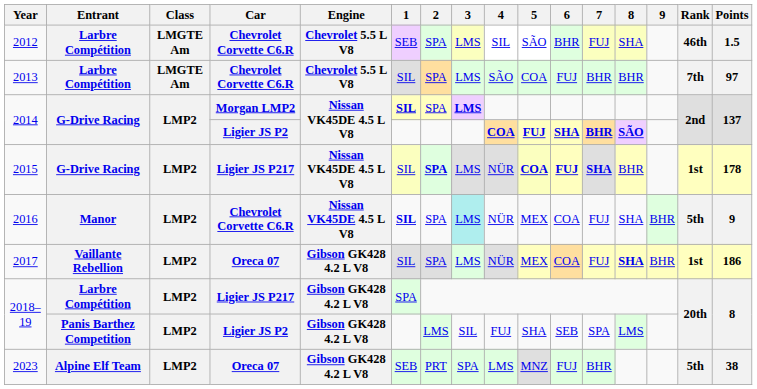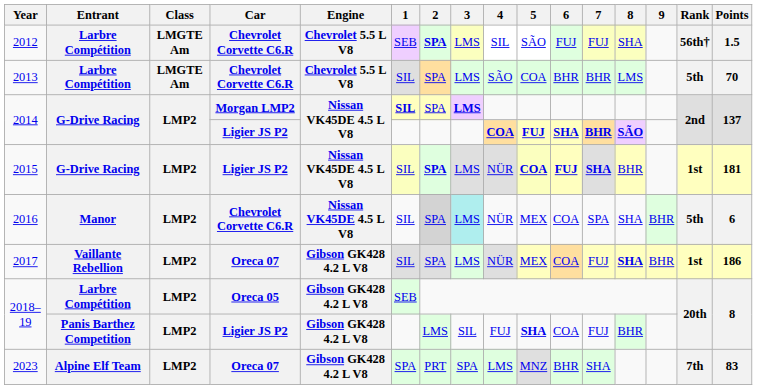(436, 42) normal -> (435, 42) bold
(567, 42) BHR -> (566, 42) FUJ
(695, 42) 46th -> (695, 42) 56th†
(567, 77) FUJ -> (566, 77) BHR
(631, 77) BHR -> (630, 77) LMS
(695, 77) 7th -> (695, 77) 5th
(732, 77) 97 -> (732, 77) 70
(255, 169) Ligier JS P217 -> (255, 169) Ligier JS P2
(732, 169) 178 -> (732, 169) 181
(406, 219) bold -> (405, 219) normal
(436, 219) no background -> (435, 219) lightgrey background
(599, 219) FUJ -> (598, 219) SPA
(732, 219) 9 -> (732, 219) 6
(255, 296) Ligier JS P217 -> (255, 296) Oreca 05
(406, 296) SPA -> (405, 296) SEB
(534, 332) normal -> (533, 332) bold
(567, 332) SEB -> (566, 332) COA
(599, 332) SPA -> (598, 332) FUJ
(631, 332) LMS -> (630, 332) BHR
(406, 367) SEB -> (405, 367) SPA
(567, 367) FUJ -> (566, 367) BHR
(599, 367) BHR -> (598, 367) SHA
(695, 367) 5th -> (695, 367) 7th
(732, 367) 38 -> (732, 367) 83
